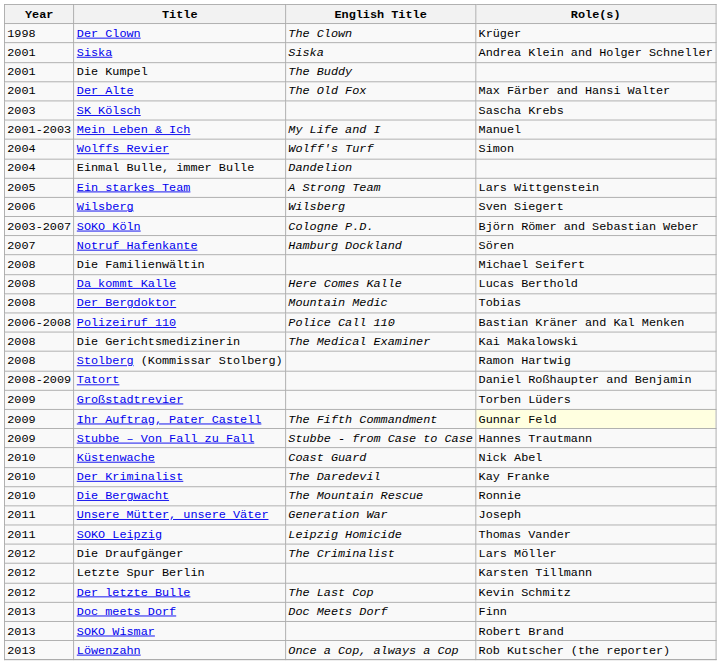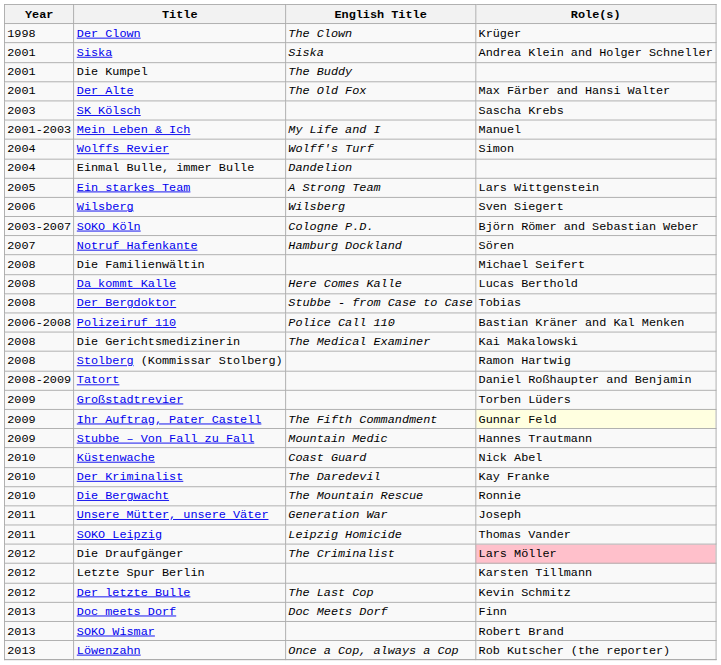(338, 303) Mountain Medic -> (381, 303) Stubbe - from Case to Case
(381, 438) Stubbe - from Case to Case -> (338, 438) Mountain Medic
(518, 554) no background -> (518, 554) pink background
